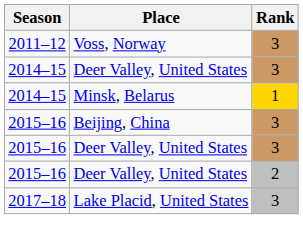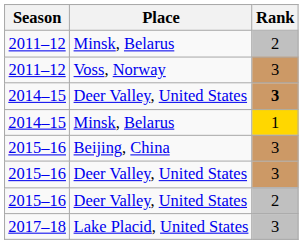+ row: (37, 43)
(275, 69) normal -> (275, 95) bold
